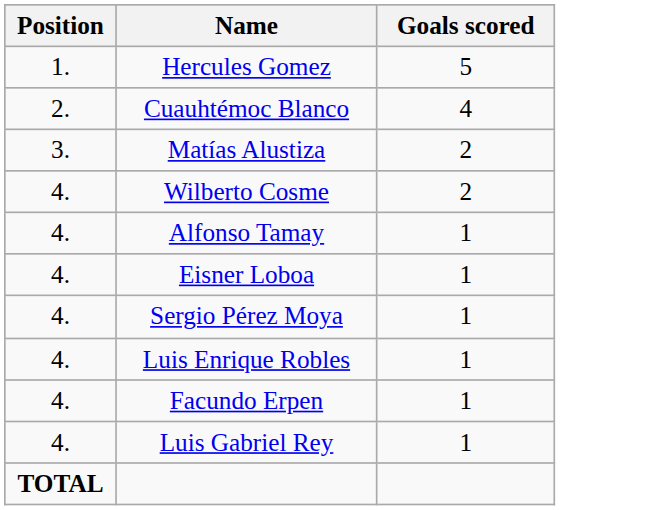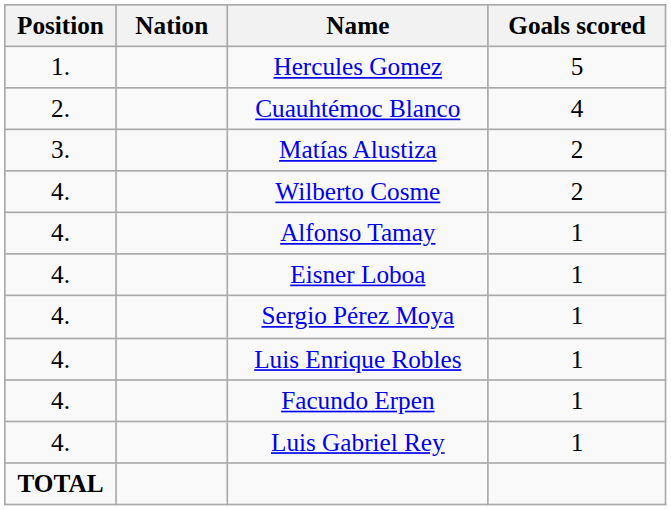+ column: (172, 25)
